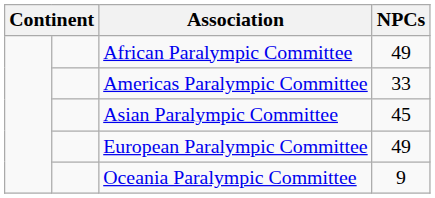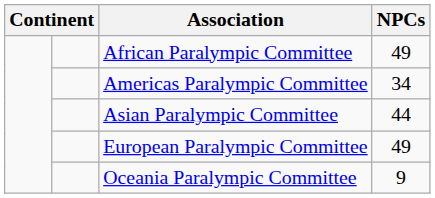(401, 83) 33 -> (401, 83) 34
(401, 114) 45 -> (401, 114) 44
